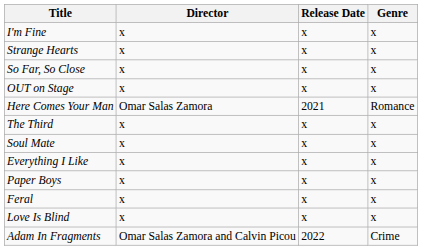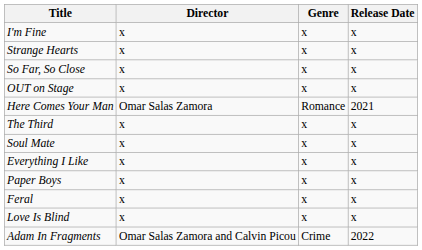columns swapped: (392, 13) <-> (333, 13)
